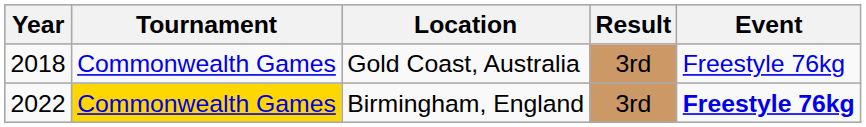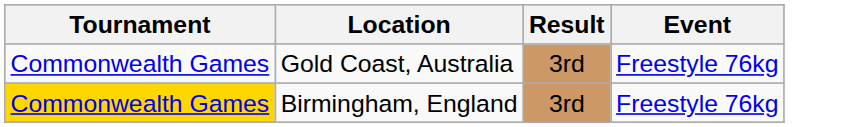- column: (38, 25)
(769, 103) bold -> (697, 103) normal
